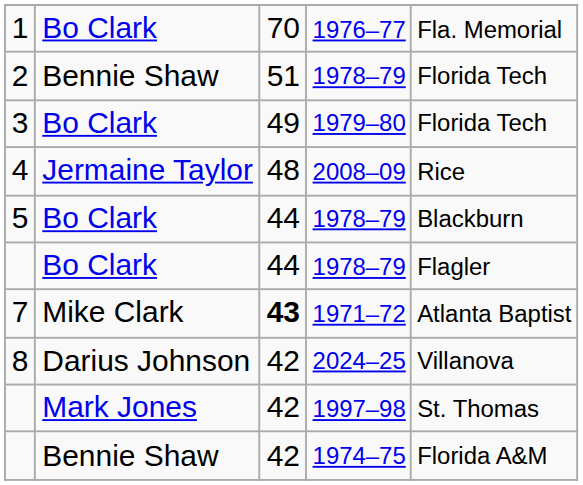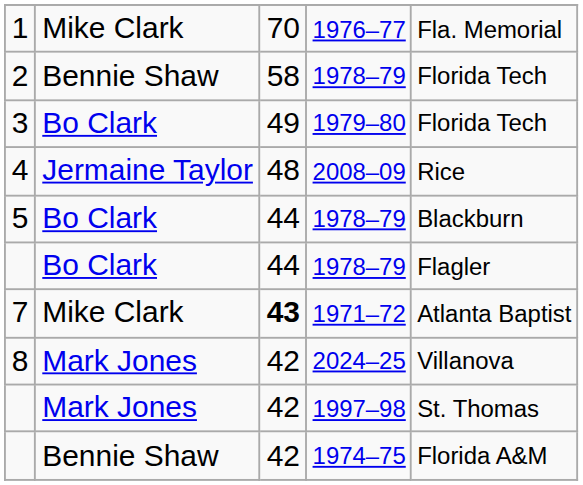(100, 28) Bo Clark -> (113, 28) Mike Clark
(283, 75) 51 -> (283, 75) 58
(146, 360) Darius Johnson -> (120, 360) Mark Jones
